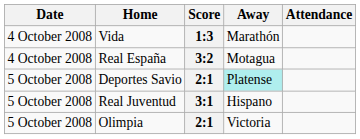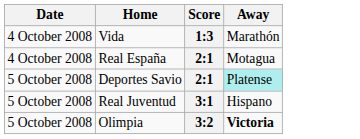- column: (319, 15)
(204, 58) 3:2 -> (204, 58) 2:1
(204, 123) 2:1 -> (204, 123) 3:2
(249, 123) normal -> (250, 123) bold
